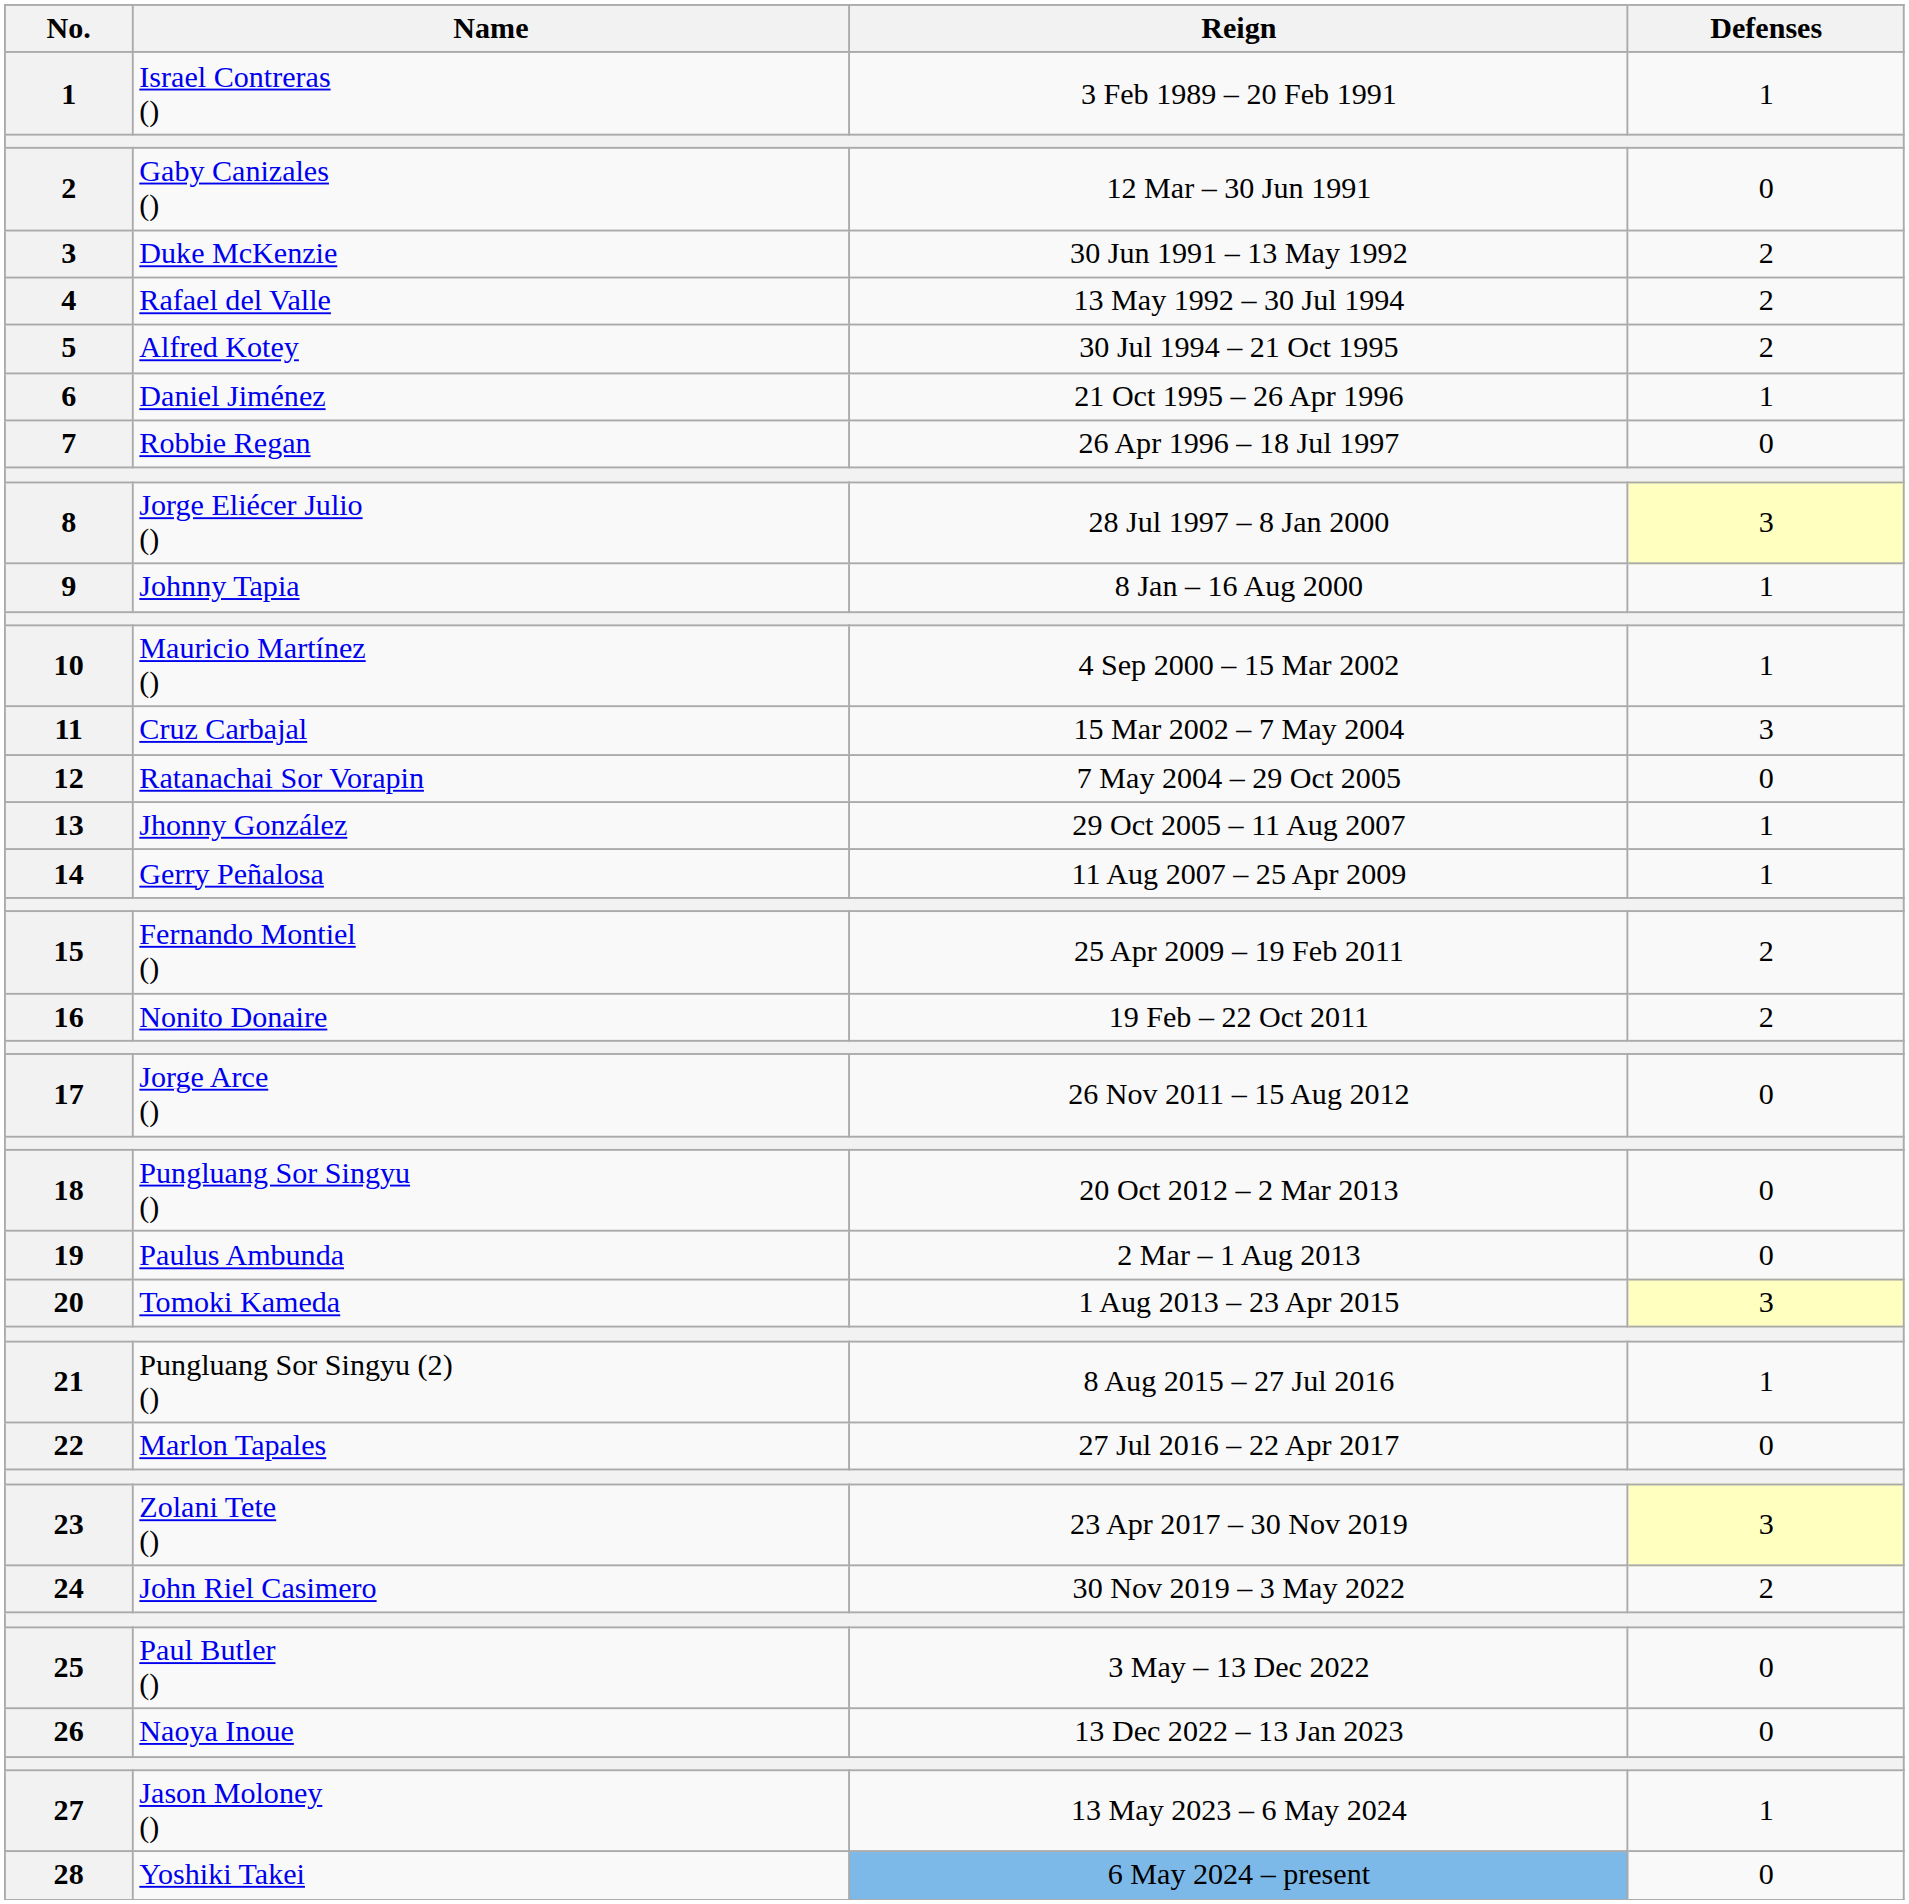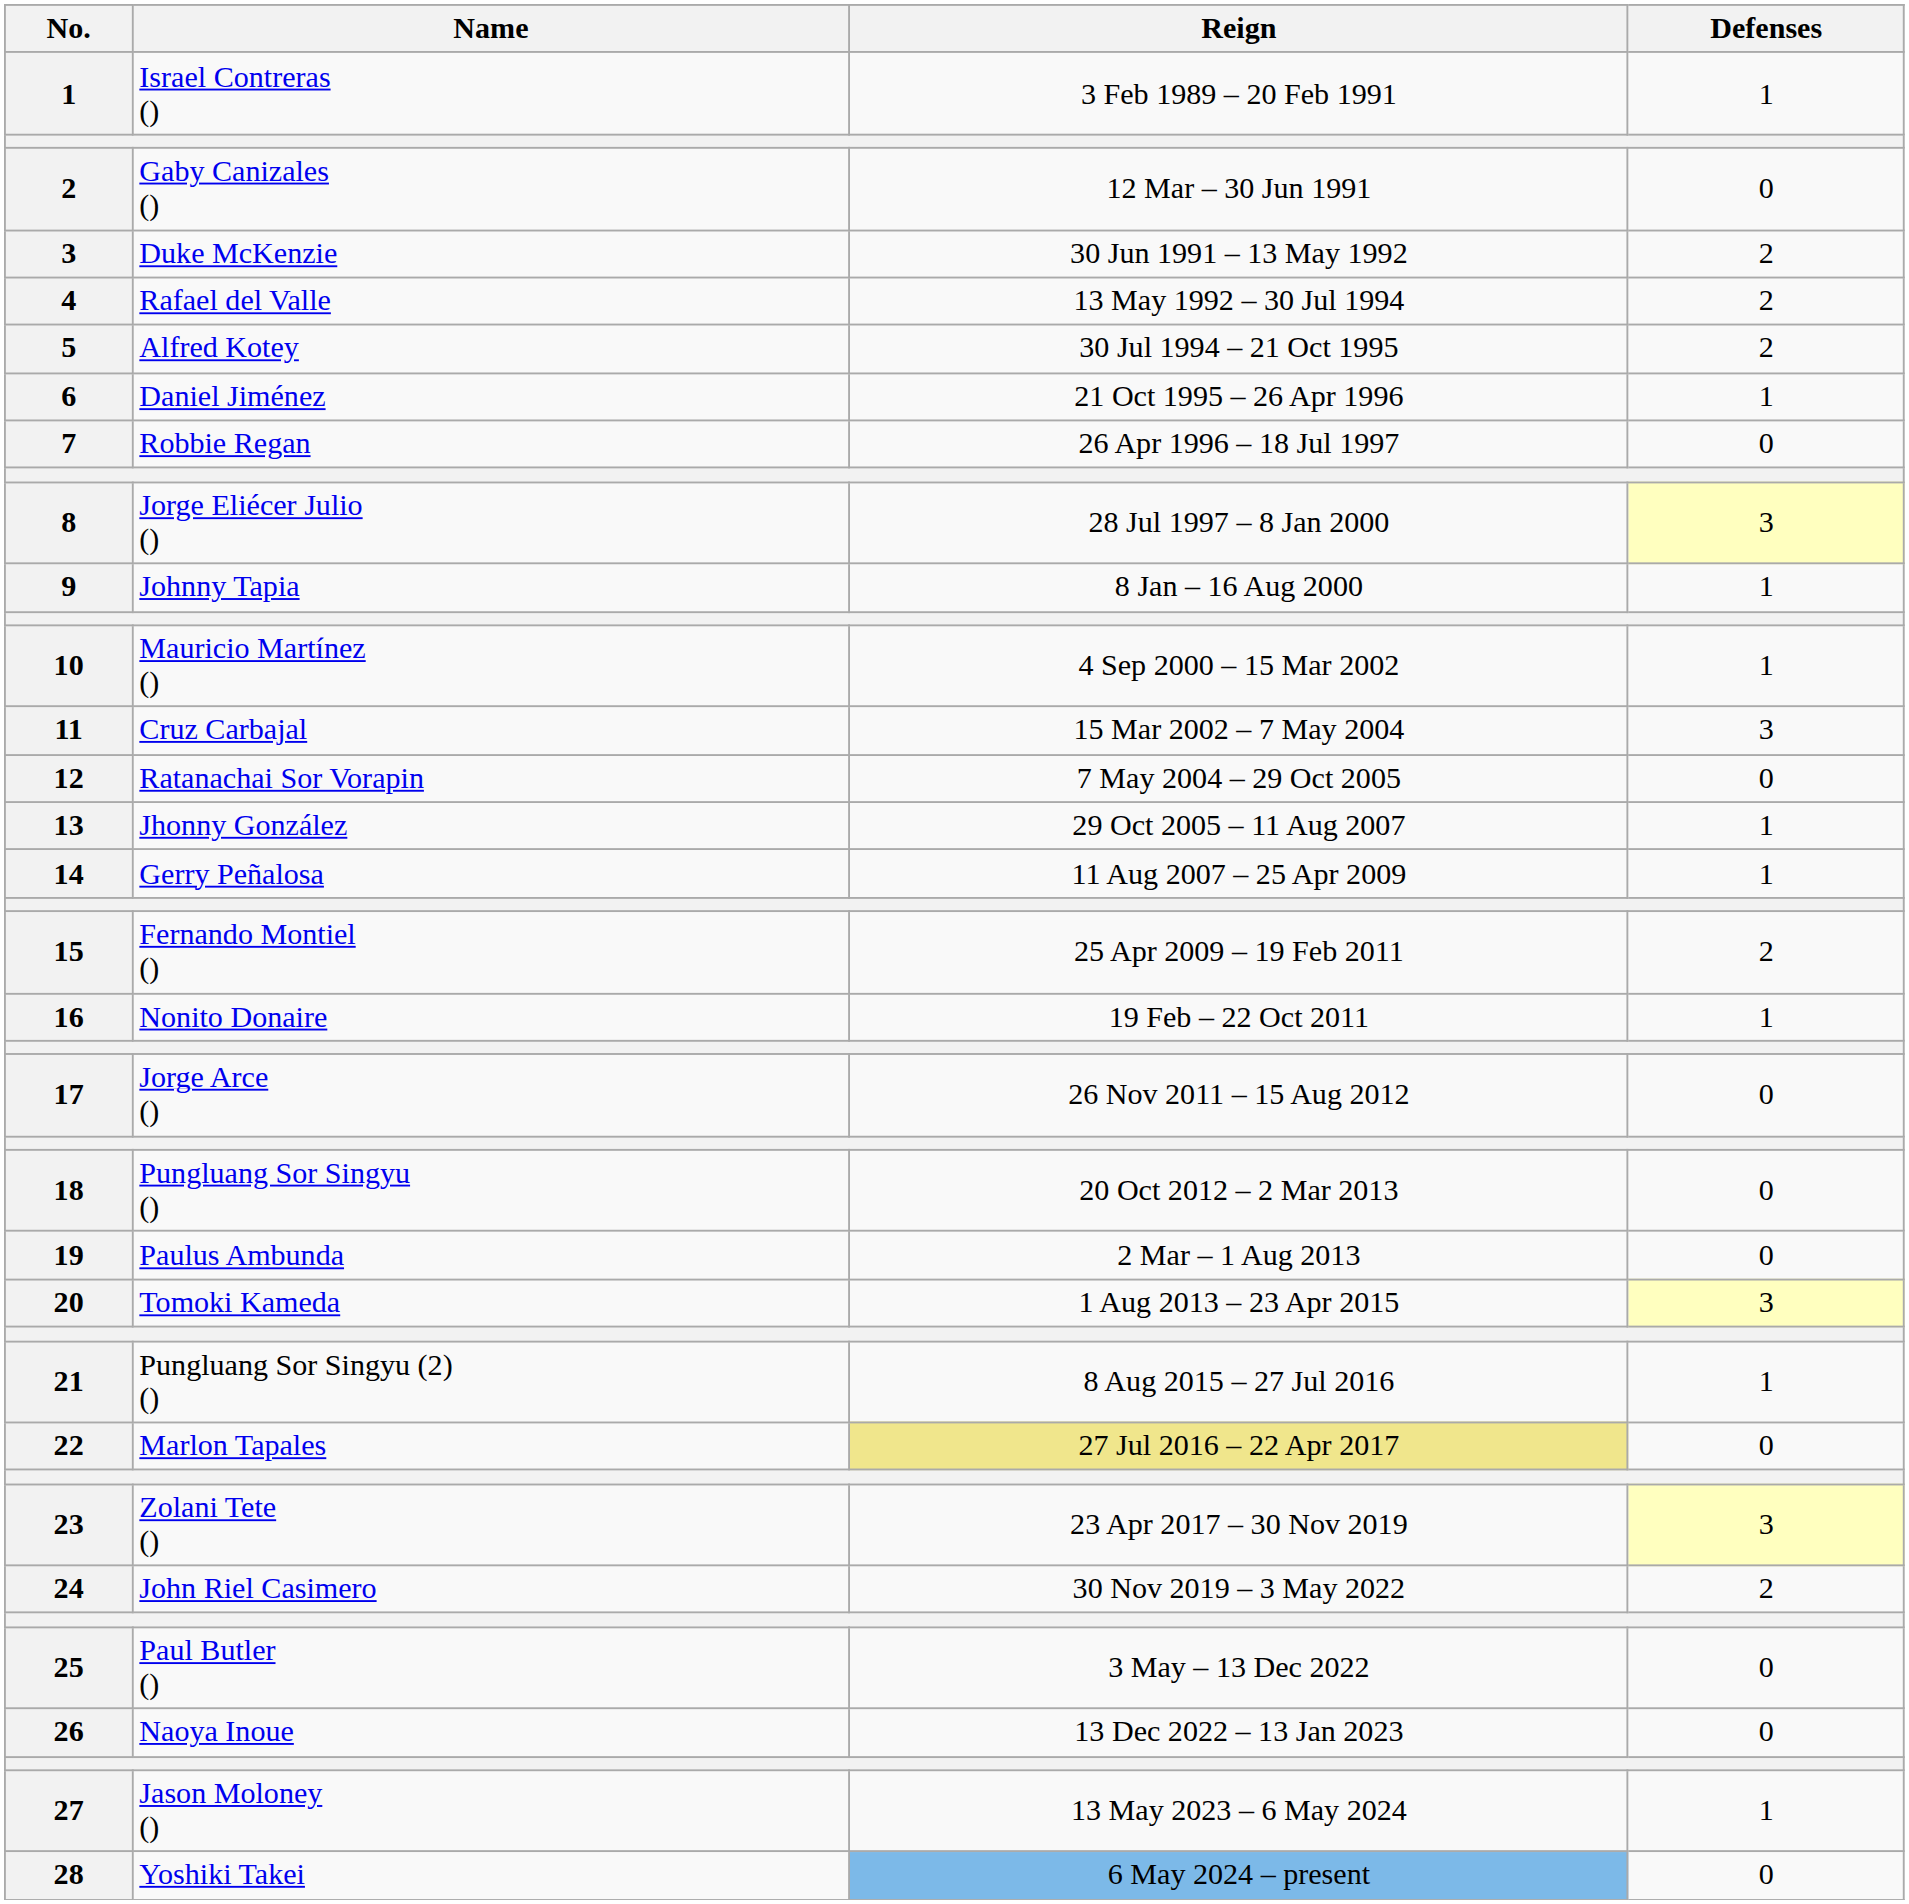(1766, 1016) 2 -> (1766, 1016) 1
(1239, 1445) no background -> (1239, 1445) khaki background
